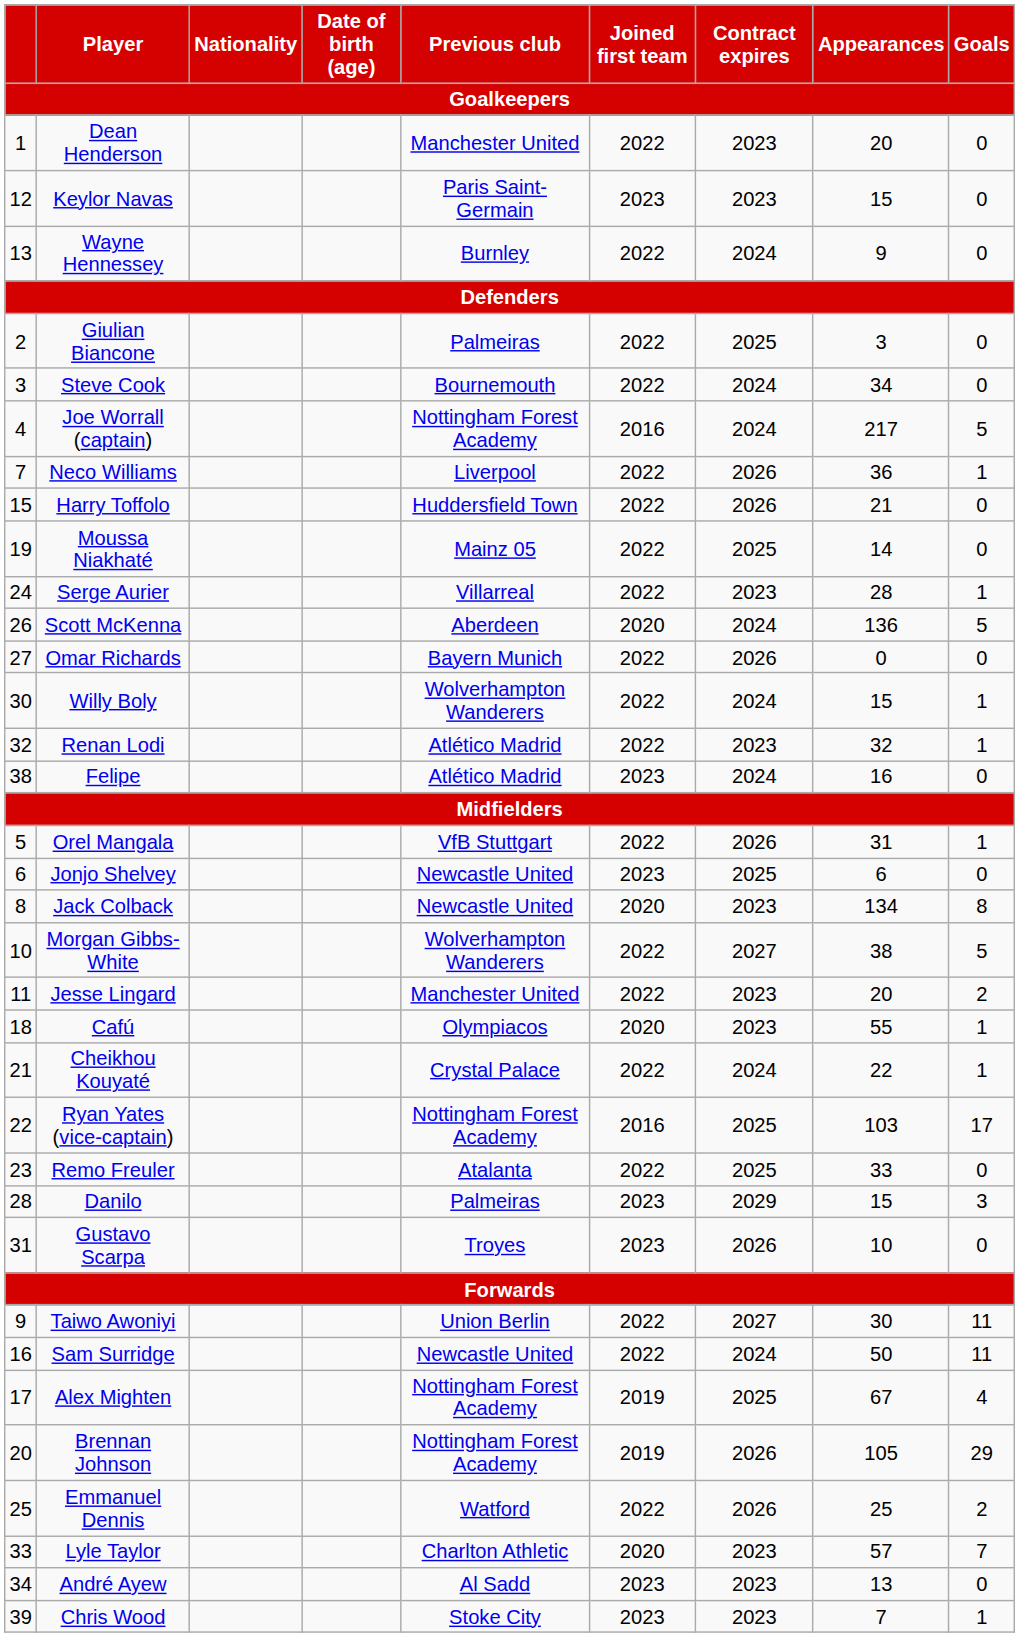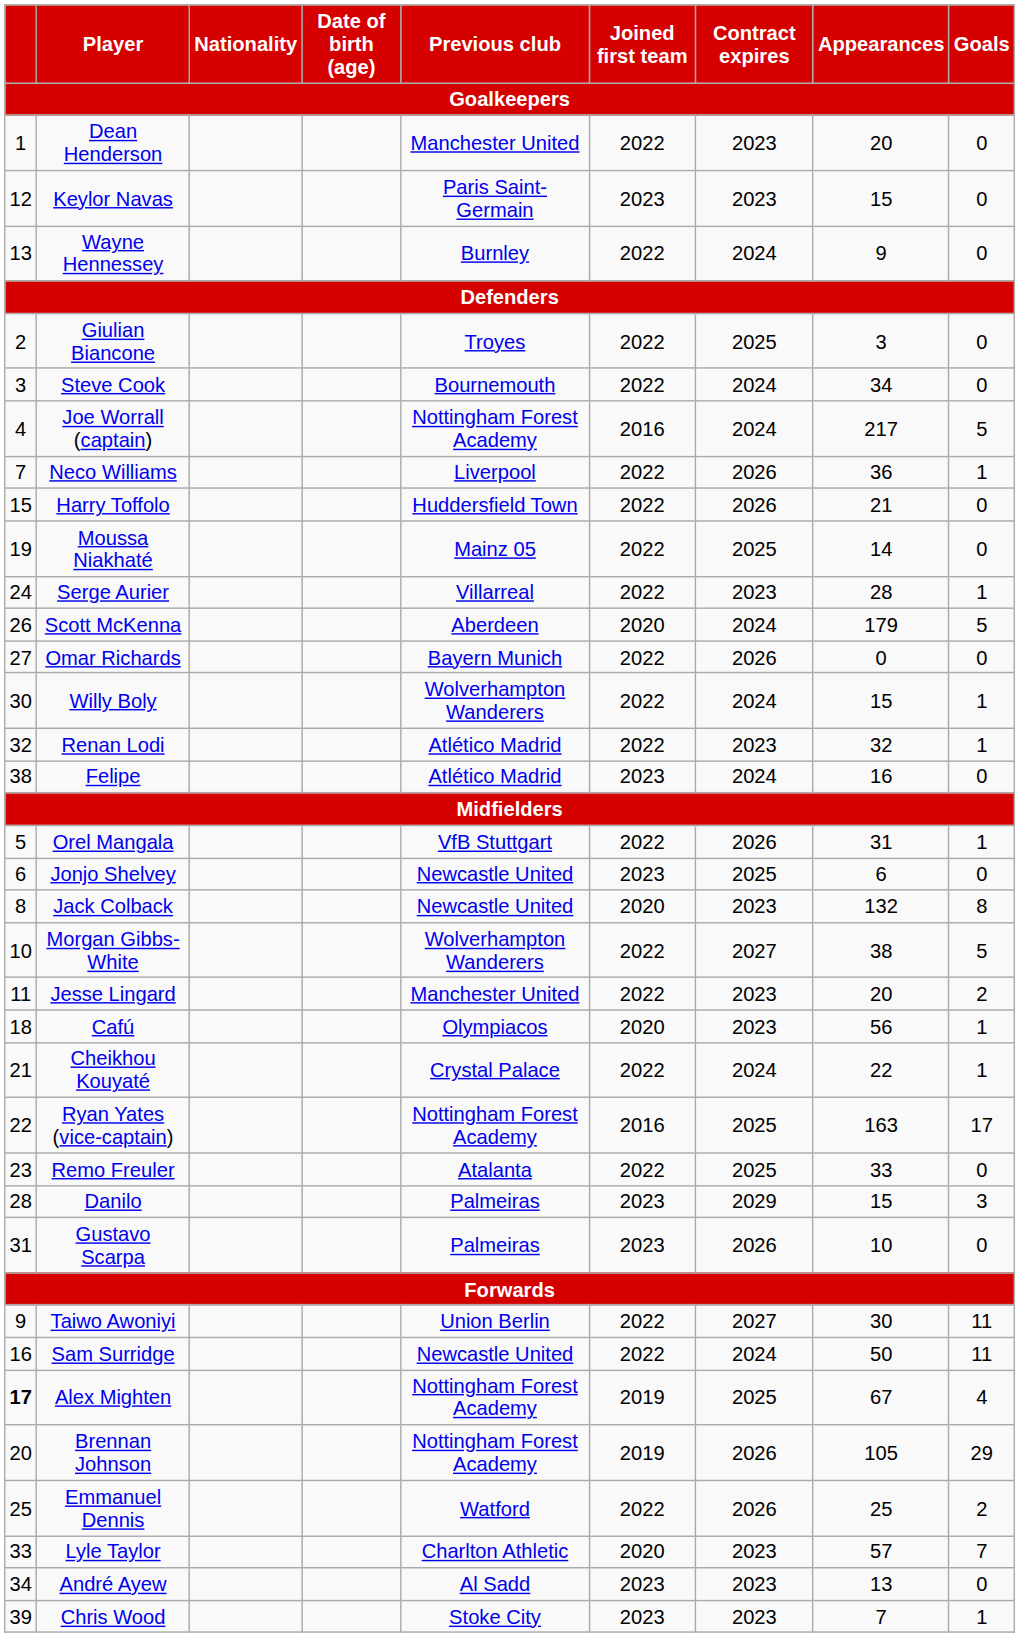(495, 341) Palmeiras -> (495, 341) Troyes
(881, 625) 136 -> (881, 625) 179
(881, 906) 134 -> (881, 906) 132
(881, 1026) 55 -> (881, 1026) 56
(881, 1125) 103 -> (881, 1125) 163
(495, 1245) Troyes -> (495, 1245) Palmeiras
(21, 1398) normal -> (21, 1398) bold
